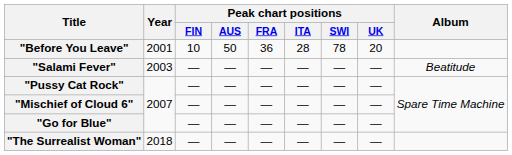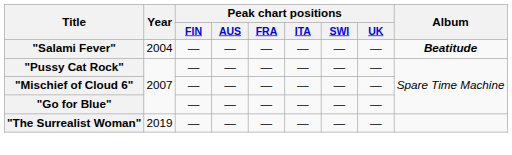- row: (74, 48)
(160, 67) 2003 -> (160, 48) 2004
(451, 67) normal -> (451, 48) bold
(160, 141) 2018 -> (160, 122) 2019
